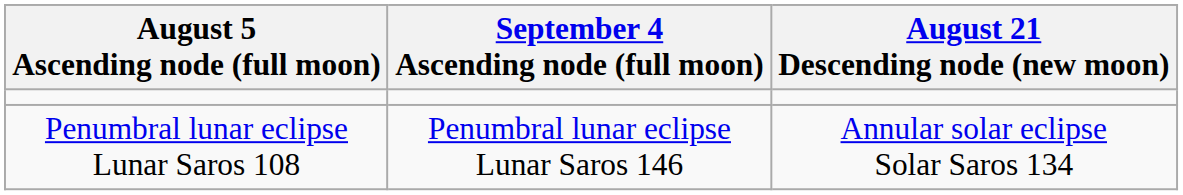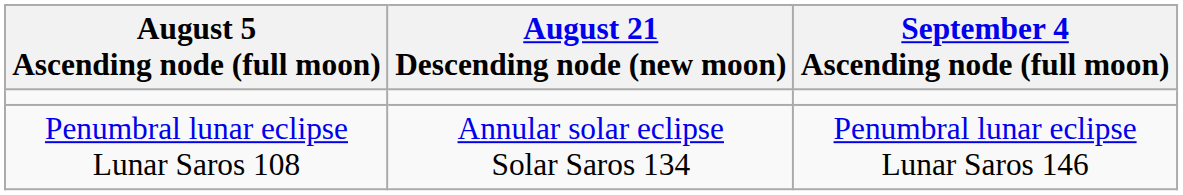columns swapped: (974, 47) <-> (579, 47)
